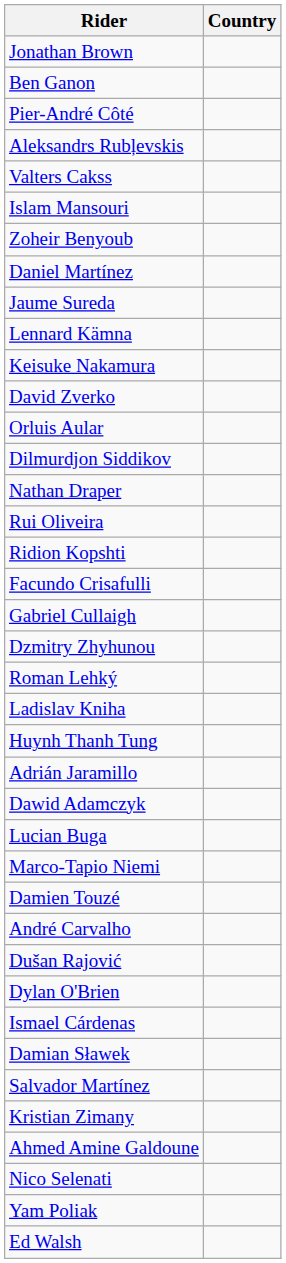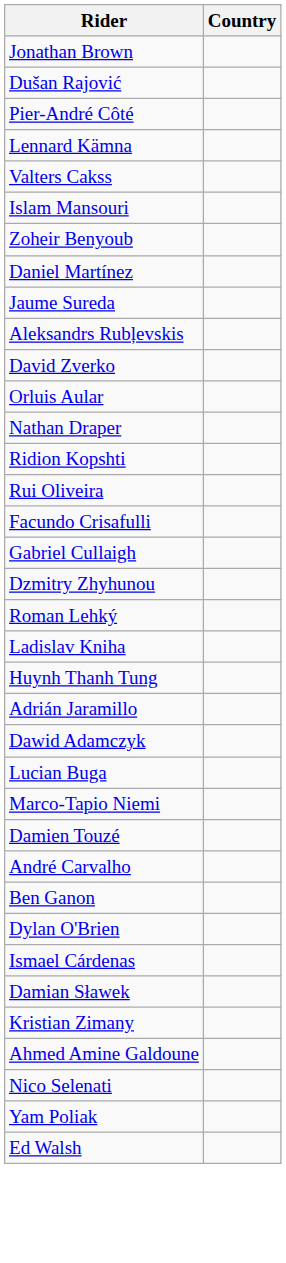rows swapped: (52, 83) <-> (65, 960)
rows swapped: (96, 145) <-> (70, 333)
- row: (82, 364)
- row: (90, 458)
rows swapped: (56, 521) <-> (67, 552)
- row: (79, 1085)
